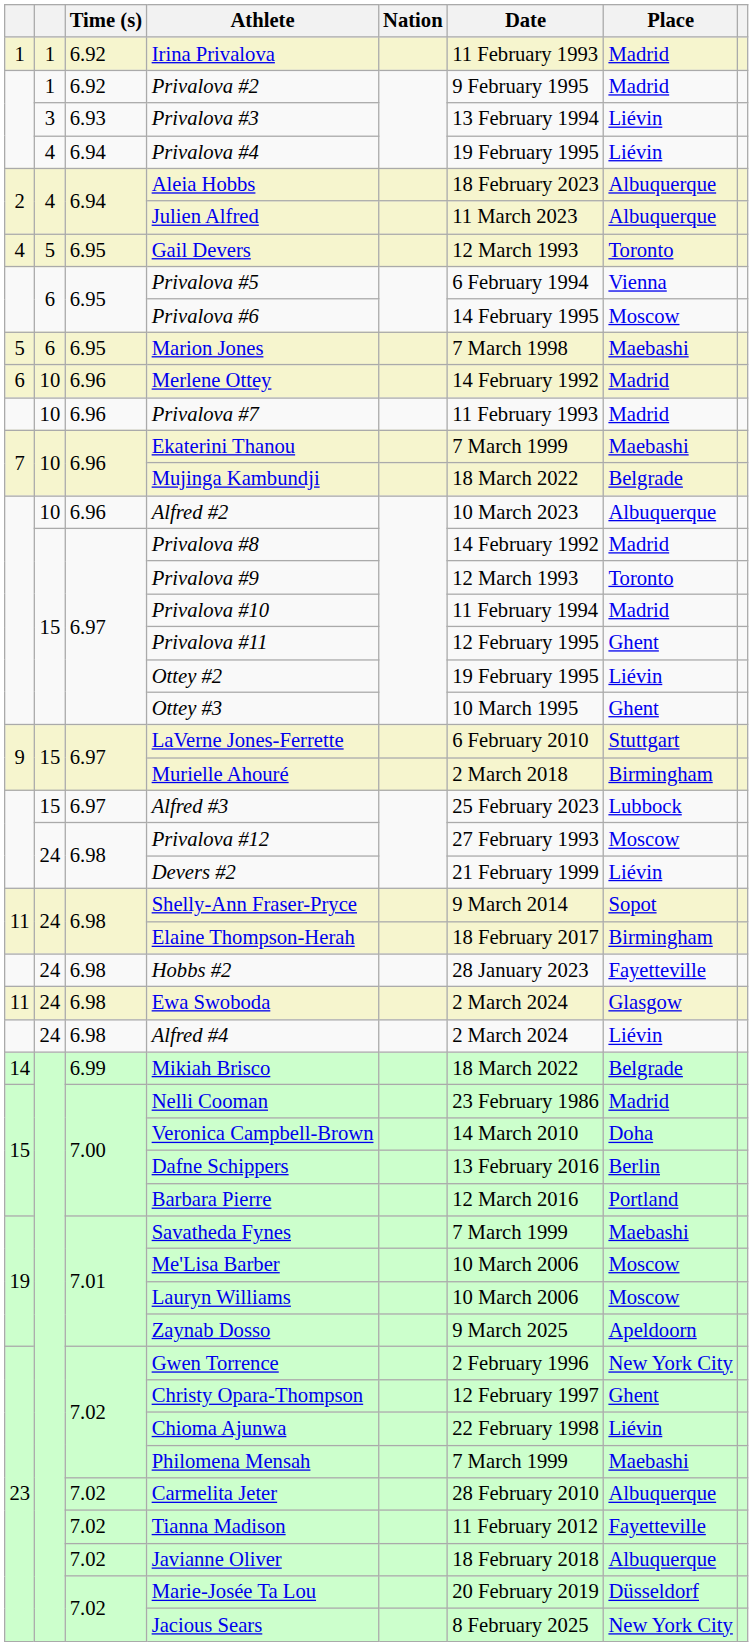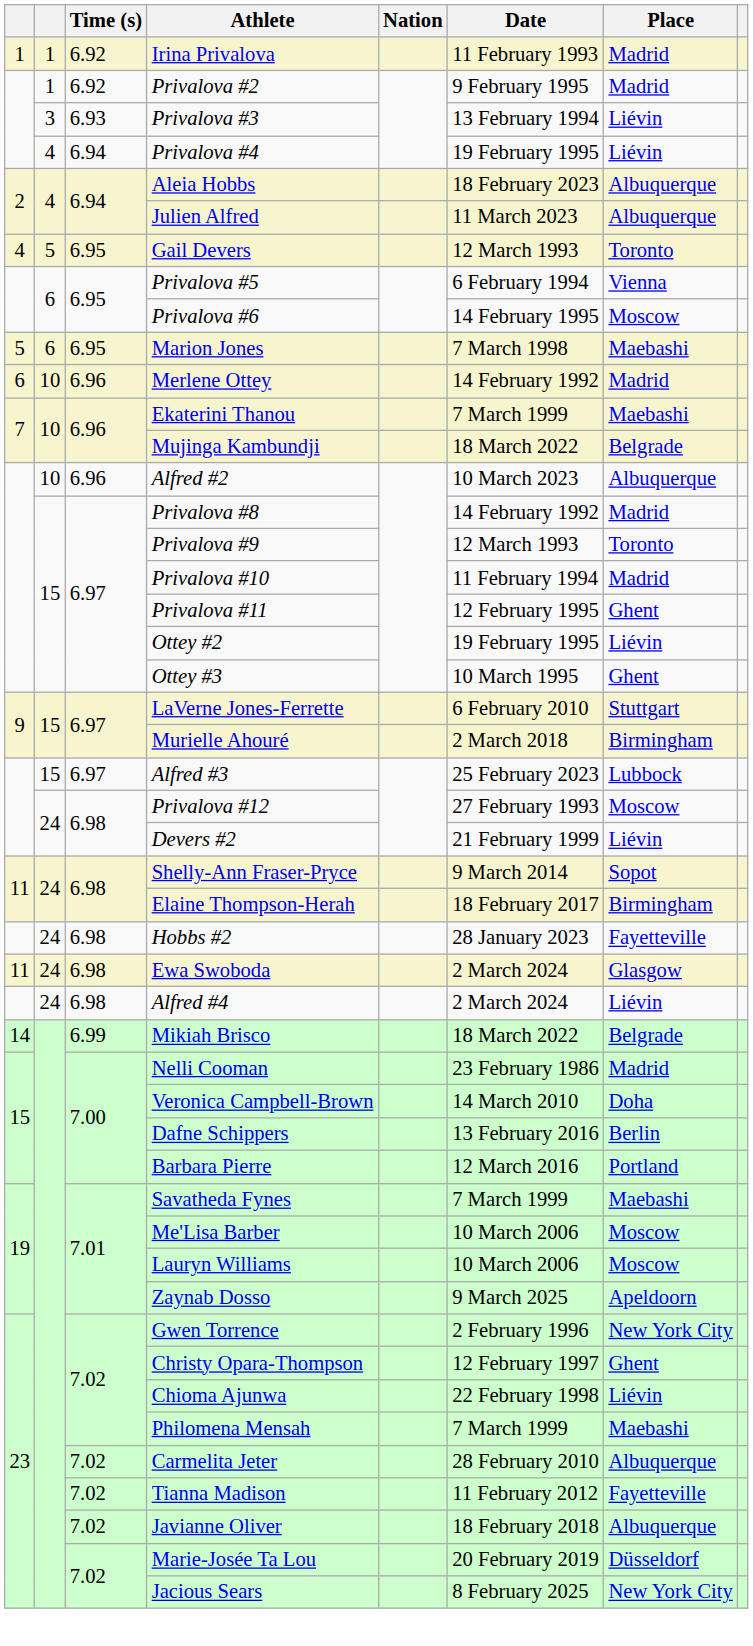- row: (205, 413)
